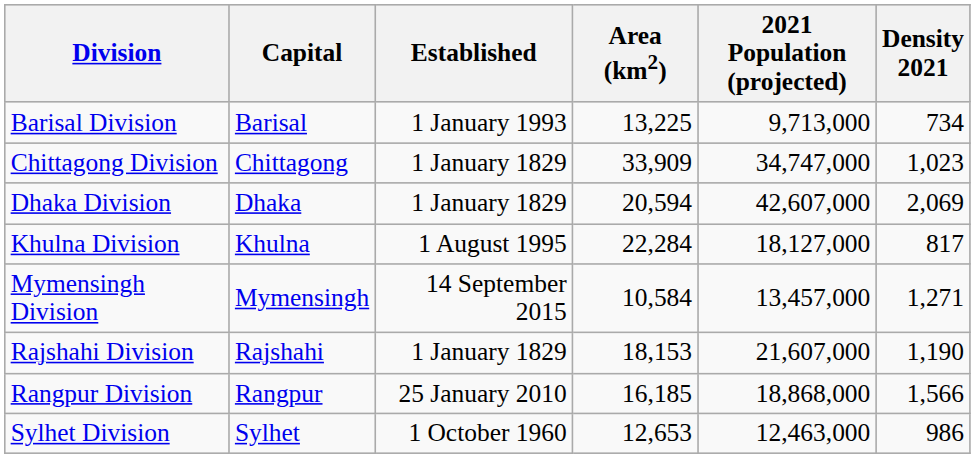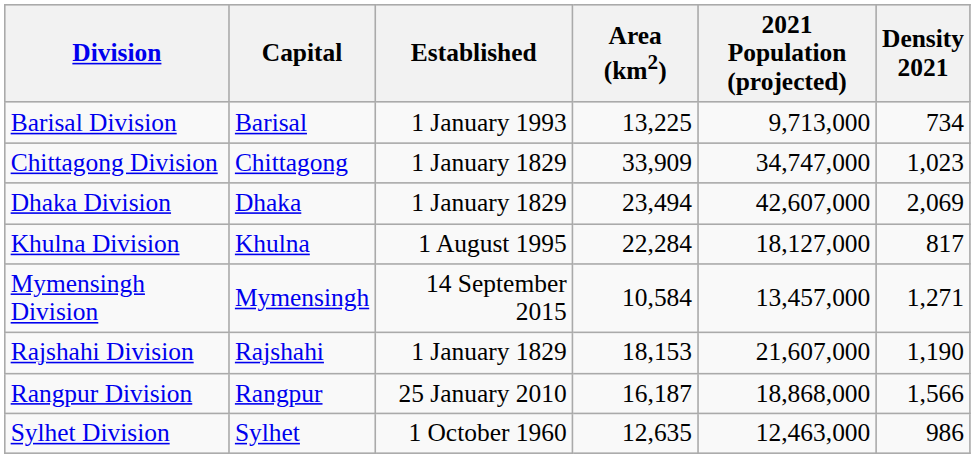(657, 202) 20,594 -> (657, 202) 23,494
(657, 392) 16,185 -> (657, 392) 16,187
(657, 433) 12,653 -> (657, 433) 12,635
